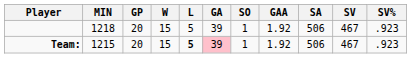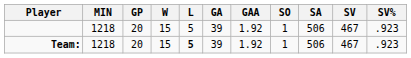columns swapped: (279, 12) <-> (245, 12)
(103, 45) 1215 -> (103, 45) 1218
(217, 45) pink background -> (217, 45) no background
